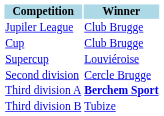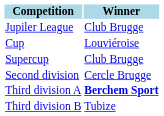(114, 43) Club Brugge -> (112, 43) Louviéroise
(112, 59) Louviéroise -> (114, 59) Club Brugge
